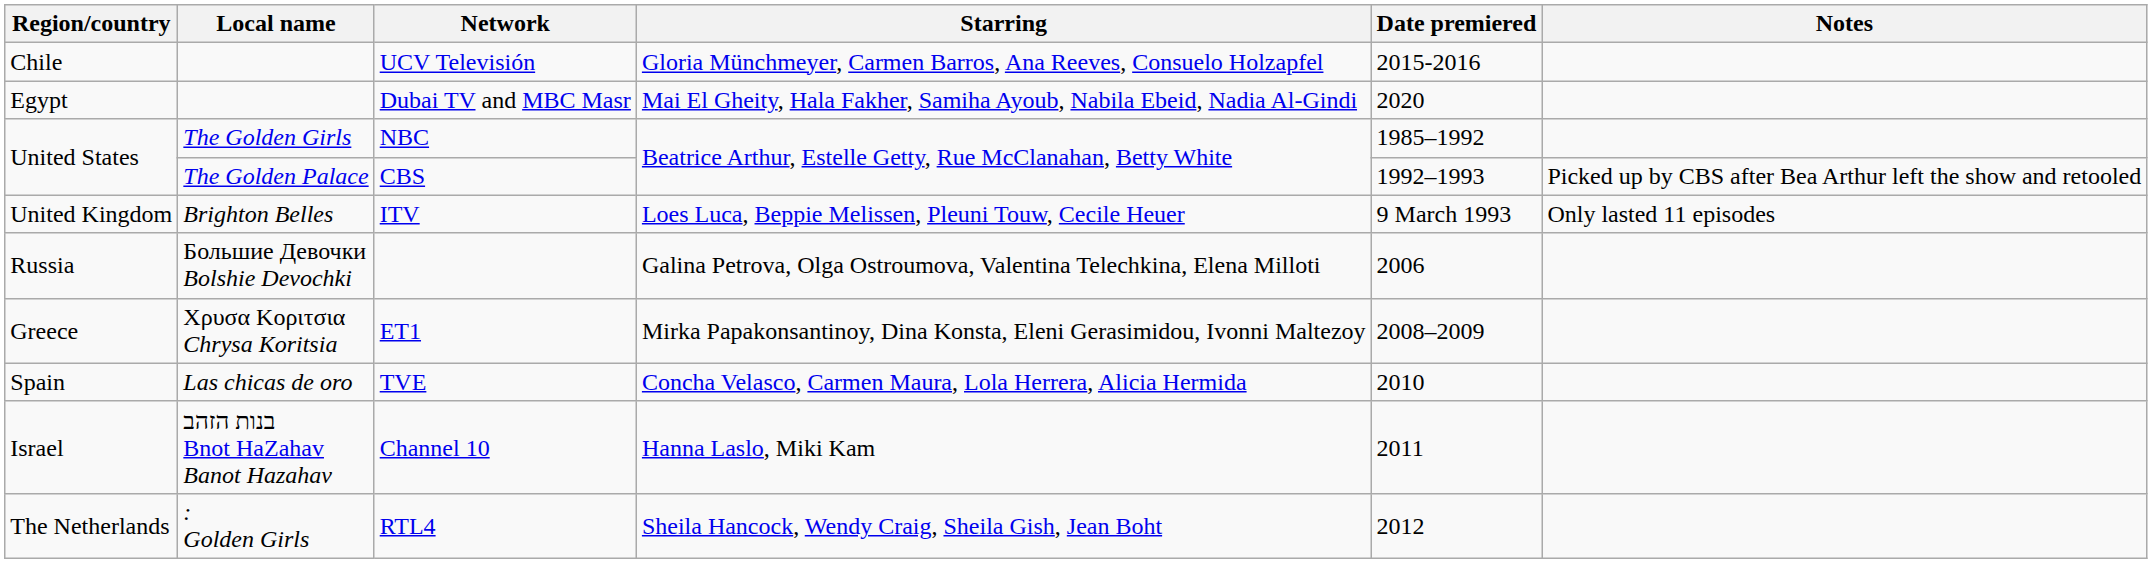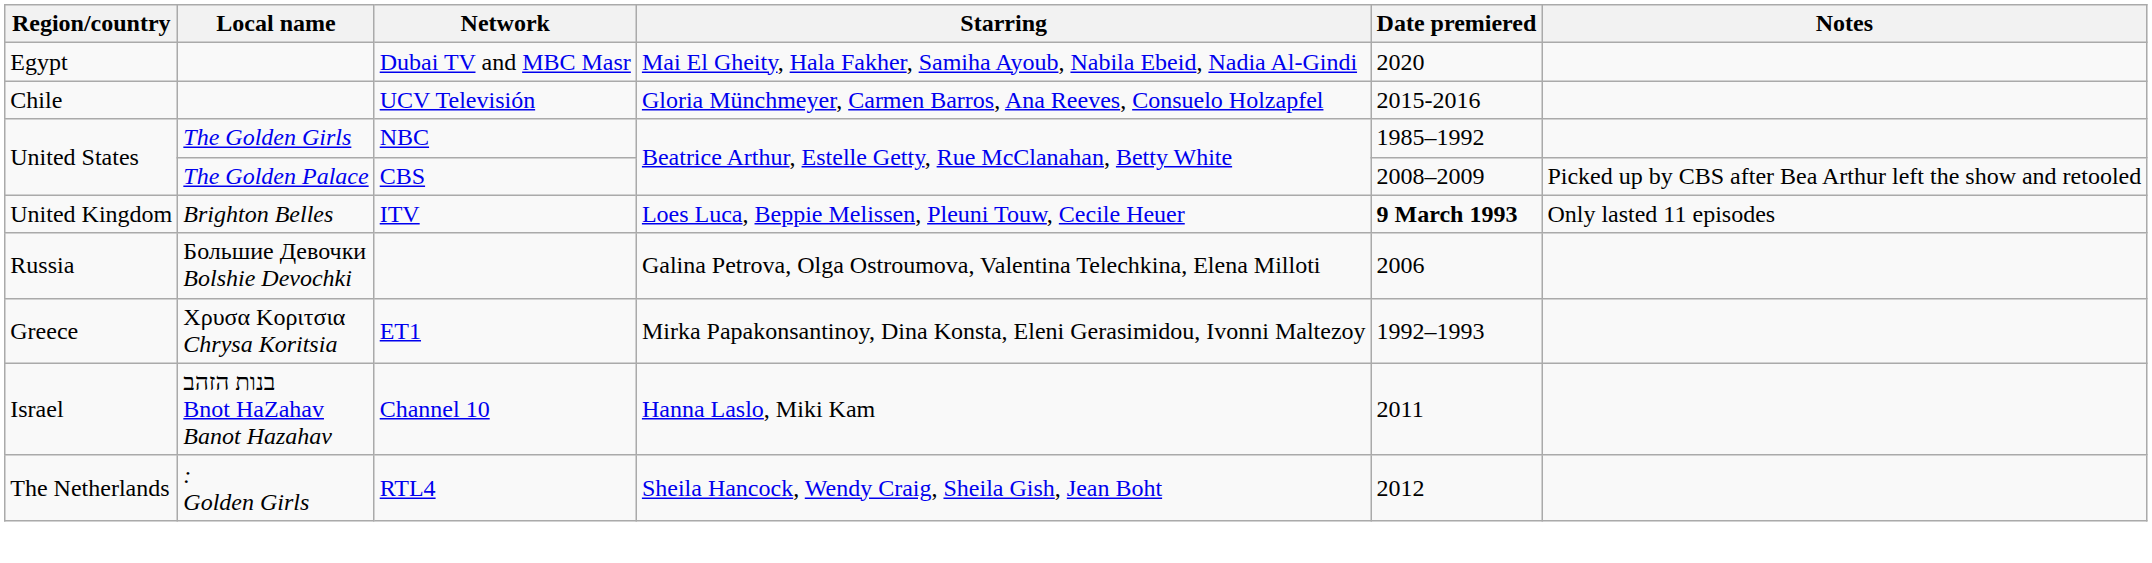rows swapped: (505, 99) <-> (457, 61)
(1431, 175) 1992–1993 -> (1431, 175) 2008–2009
(1444, 213) normal -> (1447, 213) bold
(1431, 330) 2008–2009 -> (1431, 330) 1992–1993
- row: (403, 382)
